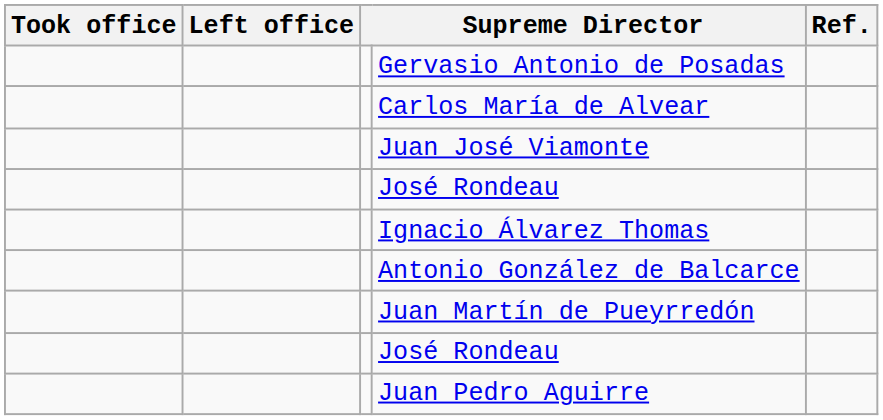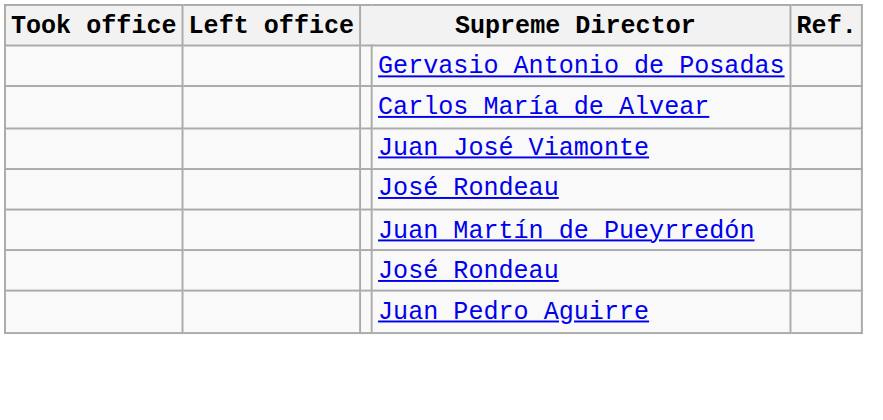- row: (94, 230)
- row: (94, 271)
